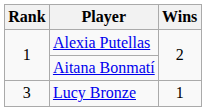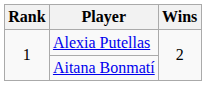- row: (94, 93)
